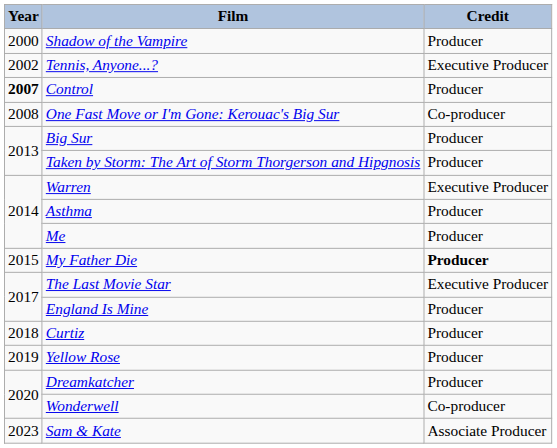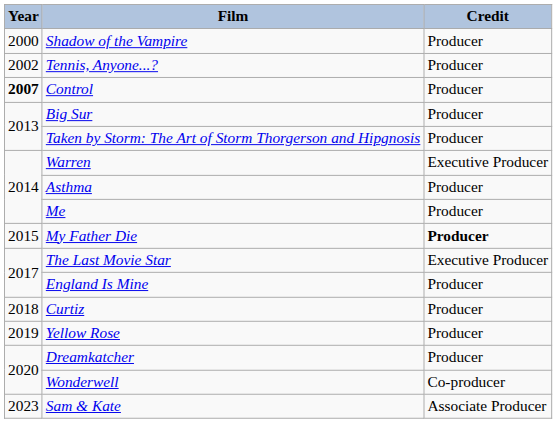(488, 65) Executive Producer -> (455, 65) Producer
- row: (193, 114)
